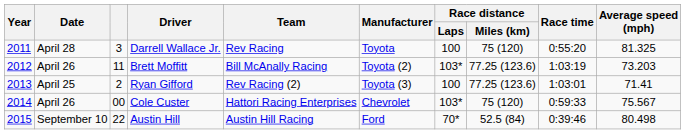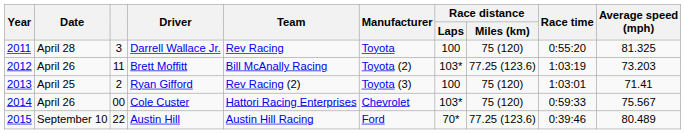(502, 84) 77.25 (123.6) -> (502, 84) 75 (120)
(502, 119) 52.5 (84) -> (502, 119) 77.25 (123.6)
(639, 119) 80.498 -> (639, 119) 80.489
